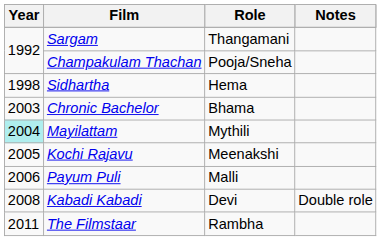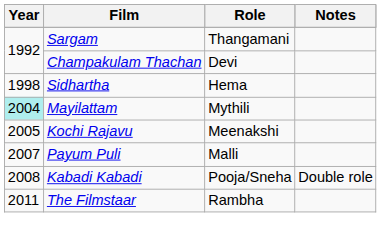(250, 62) Pooja/Sneha -> (223, 62) Devi
- row: (103, 108)
(24, 177) 2006 -> (24, 154) 2007
(223, 200) Devi -> (250, 177) Pooja/Sneha
